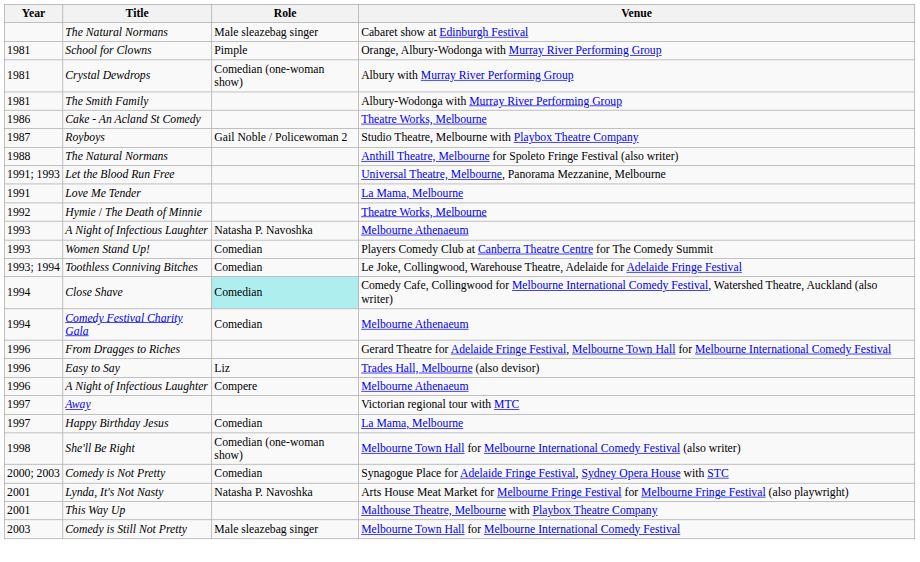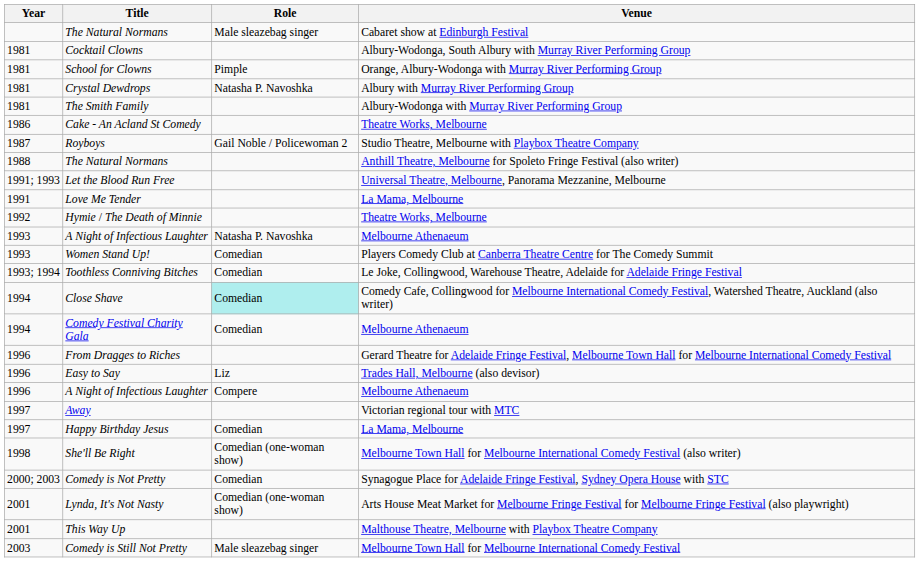+ row: (19, 50)
(269, 75) Comedian (one-woman show) -> (264, 87) Natasha P. Navoshka
(264, 492) Natasha P. Navoshka -> (269, 504) Comedian (one-woman show)
